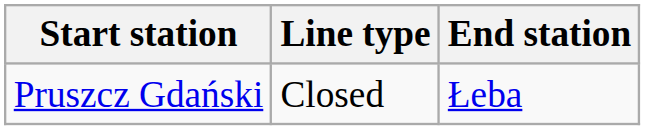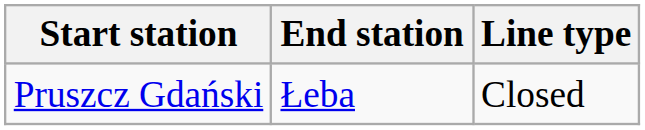columns swapped: (540, 34) <-> (356, 34)
